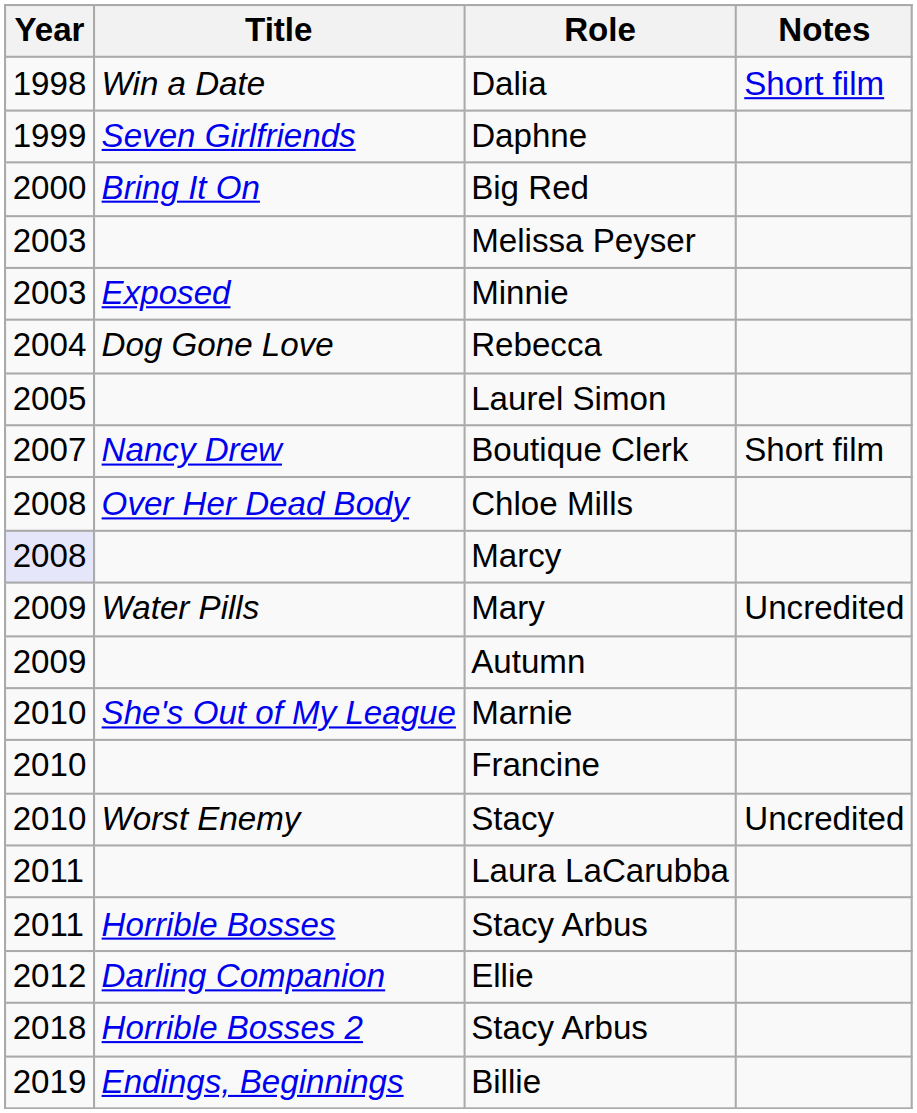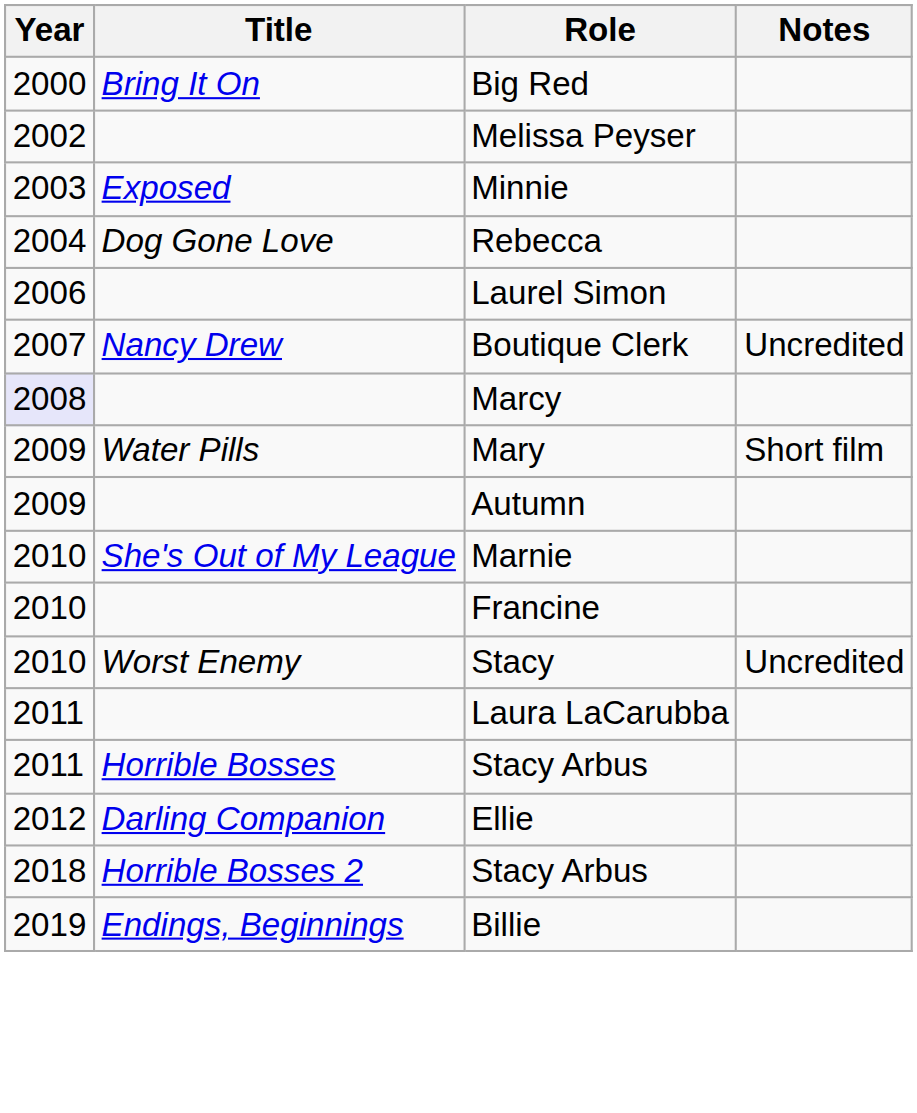- row: (183, 83)
- row: (229, 135)
(50, 240) 2003 -> (50, 135) 2002
(50, 398) 2005 -> (50, 293) 2006
(814, 450) Short film -> (824, 345) Uncredited
- row: (255, 503)
(824, 608) Uncredited -> (814, 450) Short film
